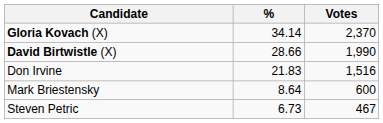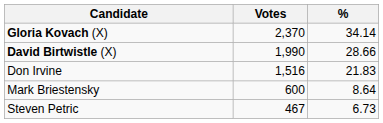columns swapped: (341, 14) <-> (269, 14)
